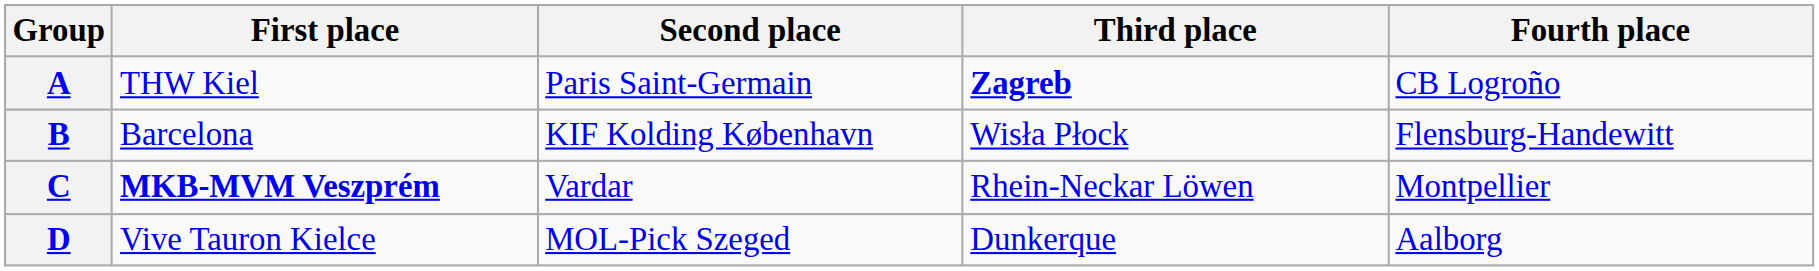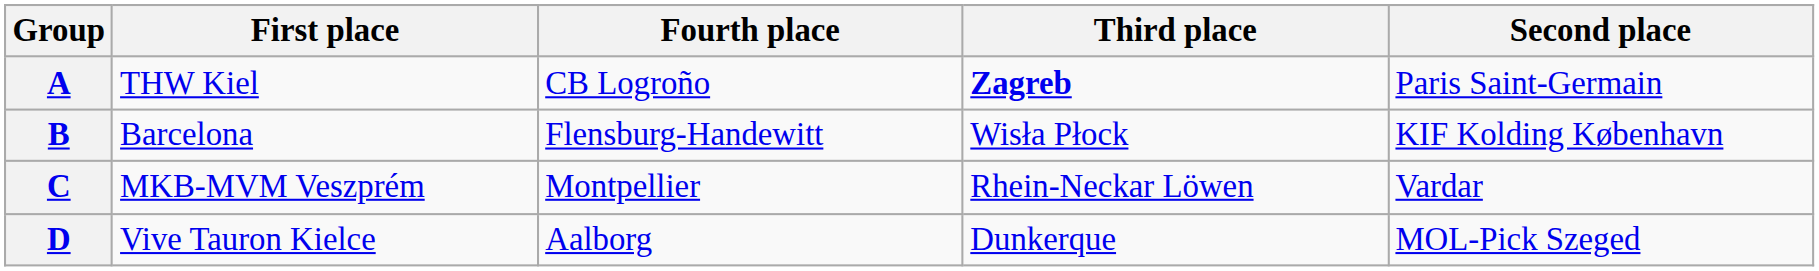columns swapped: (750, 30) <-> (1600, 30)
(280, 186) bold -> (272, 186) normal
